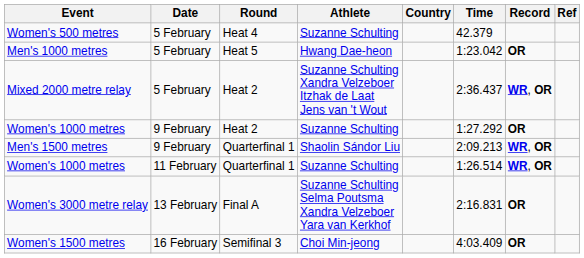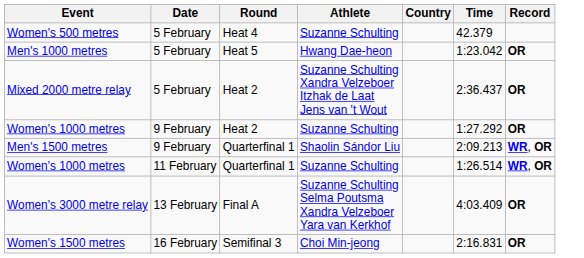- column: (567, 13)
(530, 90) WR, OR -> (517, 90) OR
(479, 205) 2:16.831 -> (479, 205) 4:03.409
(479, 244) 4:03.409 -> (479, 244) 2:16.831
